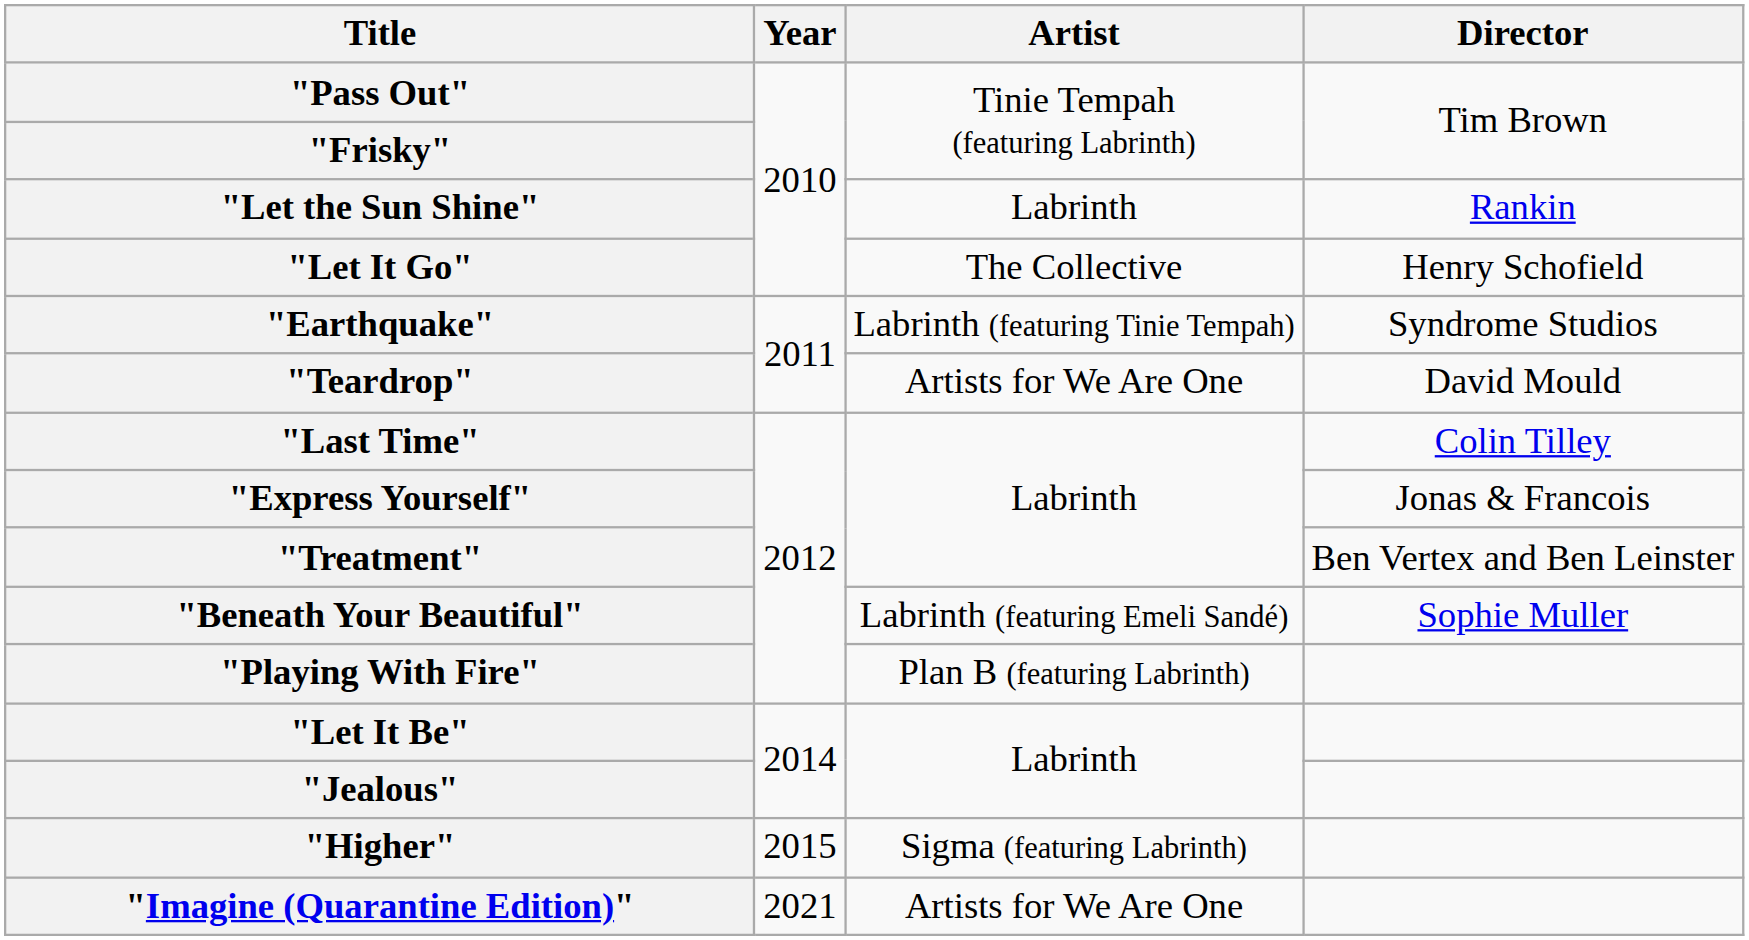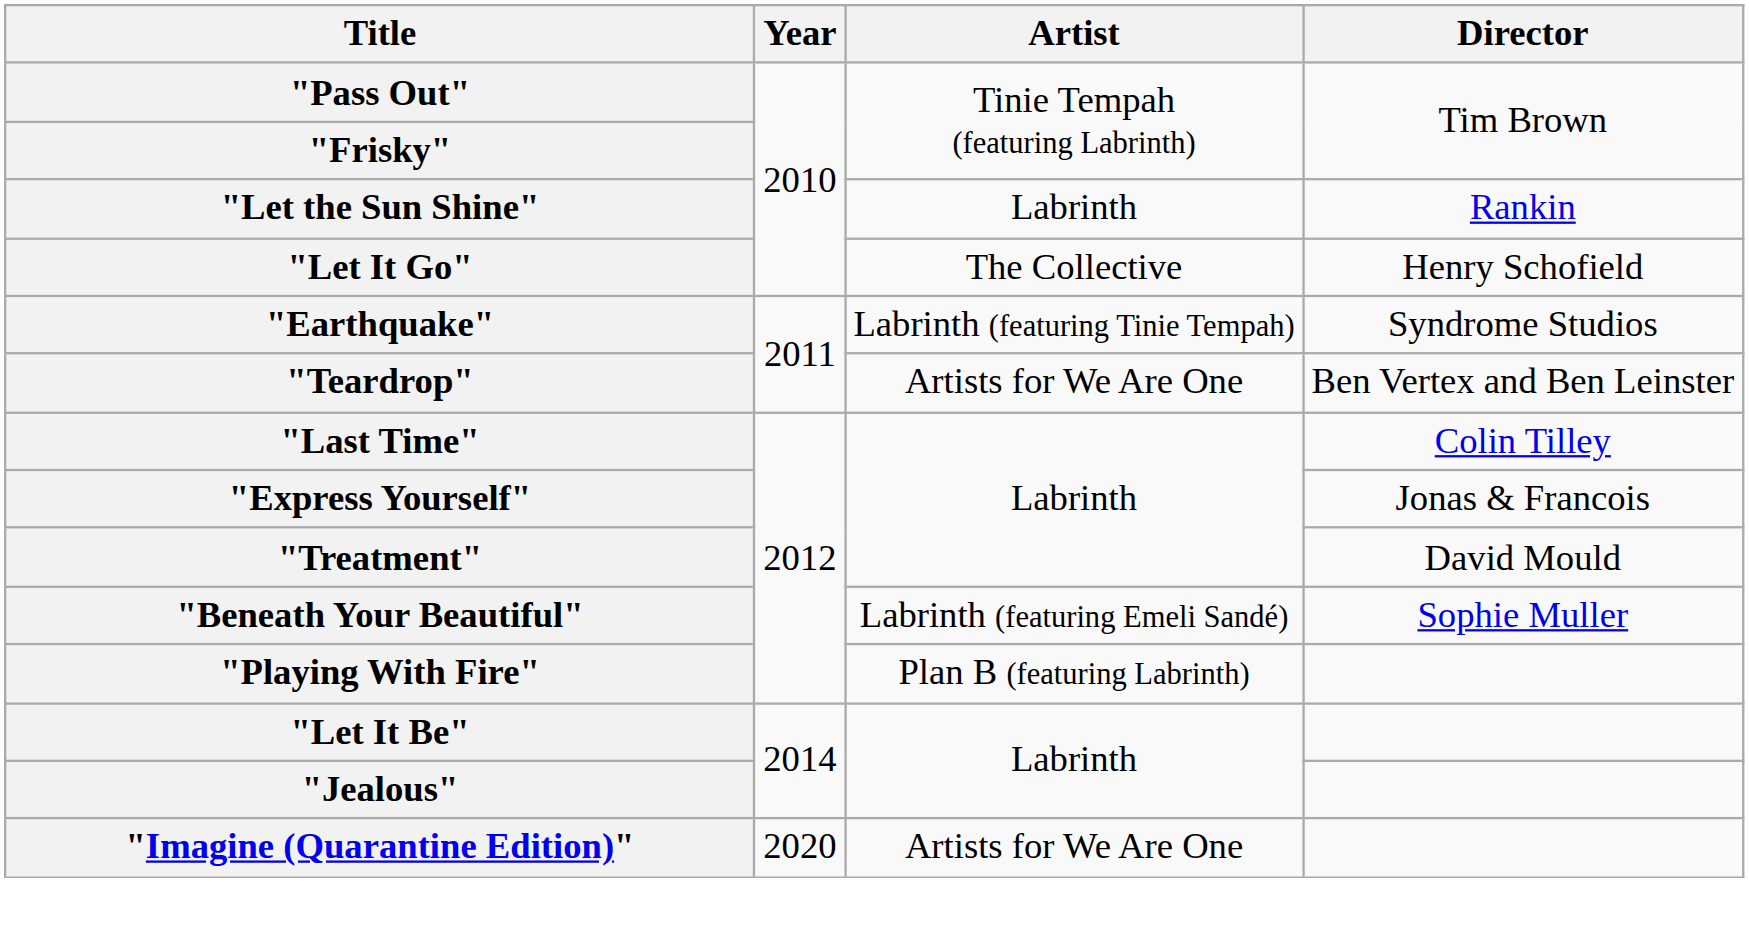(1523, 382) David Mould -> (1523, 382) Ben Vertex and Ben Leinster
(1523, 556) Ben Vertex and Ben Leinster -> (1523, 556) David Mould
- row: (380, 847)
(800, 905) 2021 -> (800, 847) 2020
